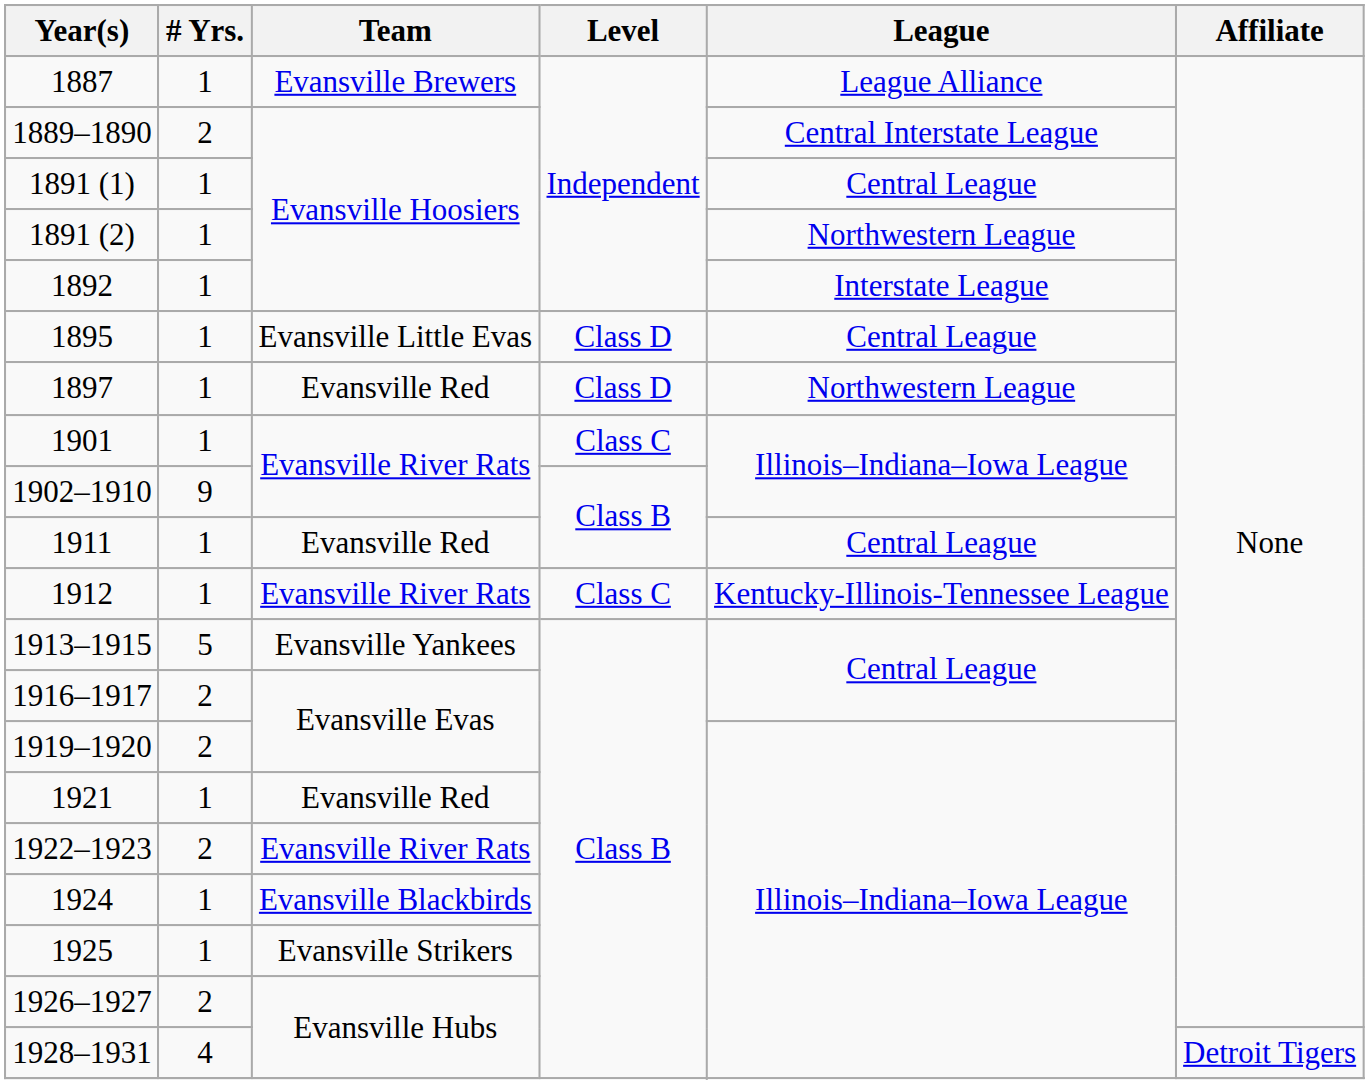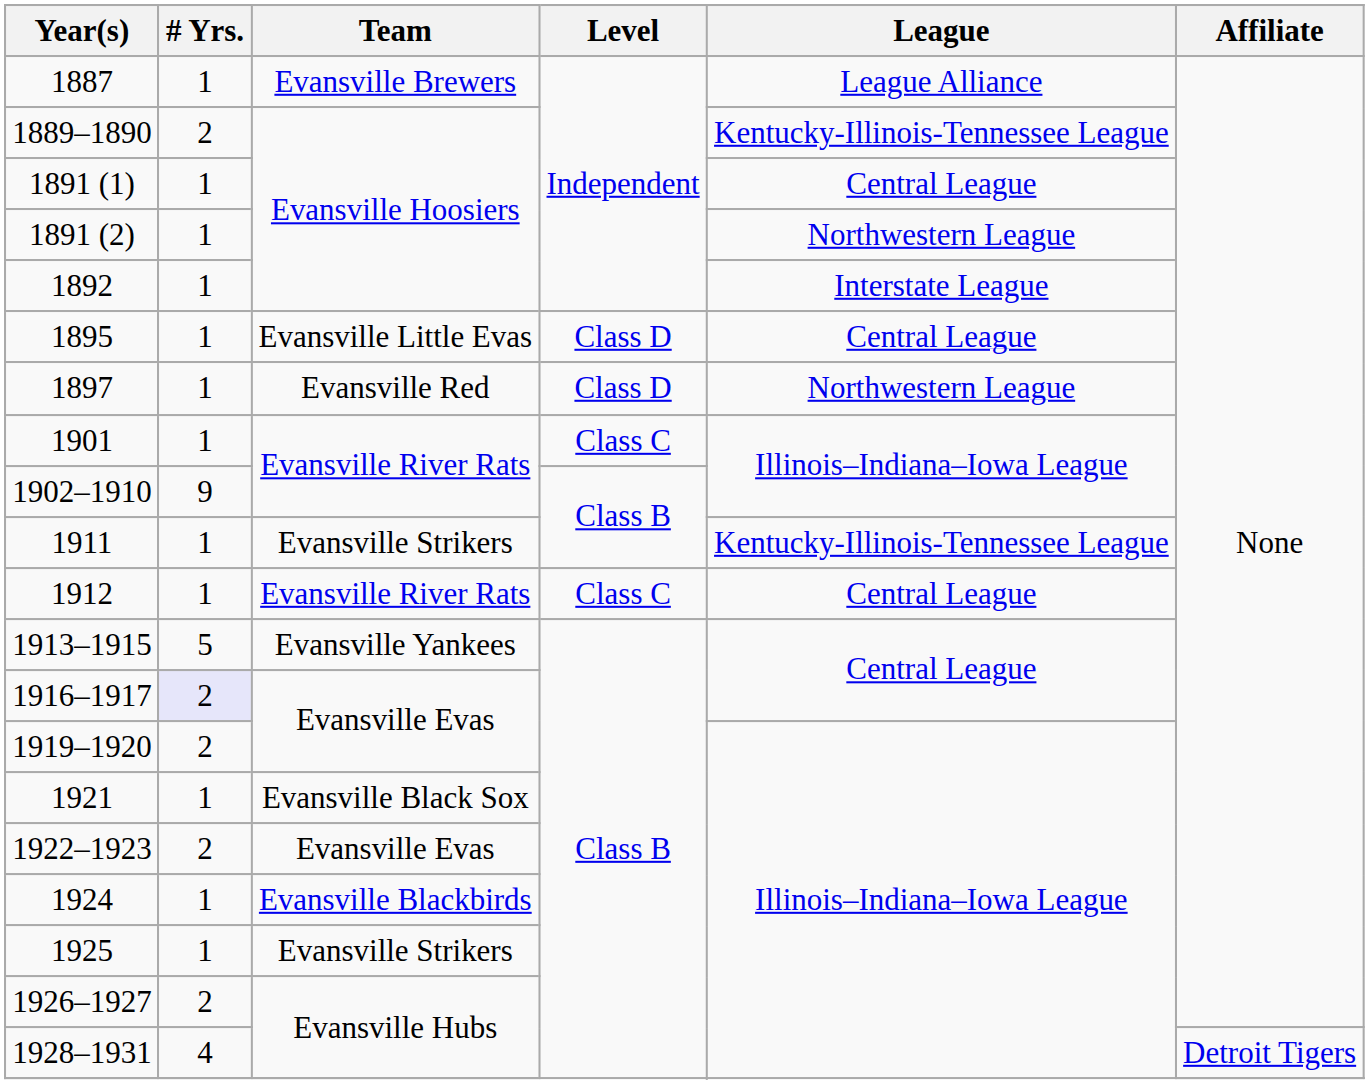(941, 132) Central Interstate League -> (941, 132) Kentucky-Illinois-Tennessee League
(395, 541) Evansville Red -> (395, 541) Evansville Strikers
(941, 541) Central League -> (941, 541) Kentucky-Illinois-Tennessee League
(941, 592) Kentucky-Illinois-Tennessee League -> (941, 592) Central League
(205, 694) no background -> (205, 694) lavender background
(395, 797) Evansville Red -> (395, 797) Evansville Black Sox
(395, 848) Evansville River Rats -> (395, 848) Evansville Evas
